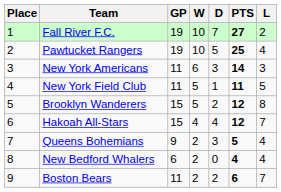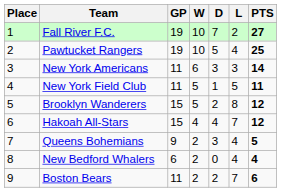columns swapped: (266, 13) <-> (243, 13)
